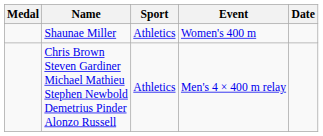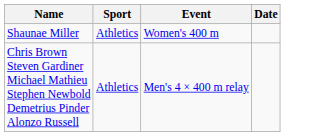- column: (23, 14)
